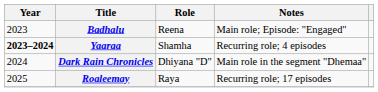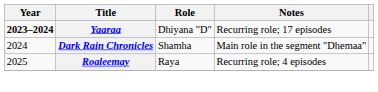- row: (106, 29)
(175, 45) Shamha -> (185, 29) Dhiyana "D"
(271, 45) Recurring role; 4 episodes -> (274, 29) Recurring role; 17 episodes
(185, 62) Dhiyana "D" -> (175, 45) Shamha
(274, 78) Recurring role; 17 episodes -> (271, 62) Recurring role; 4 episodes
